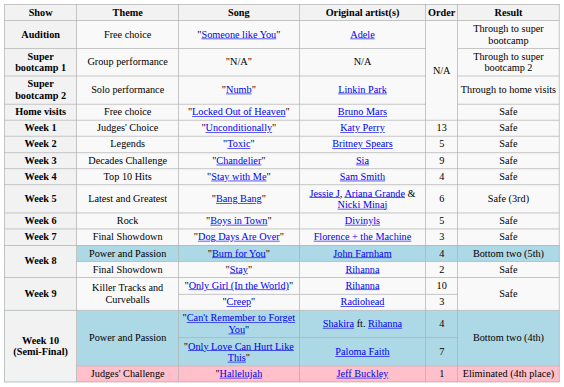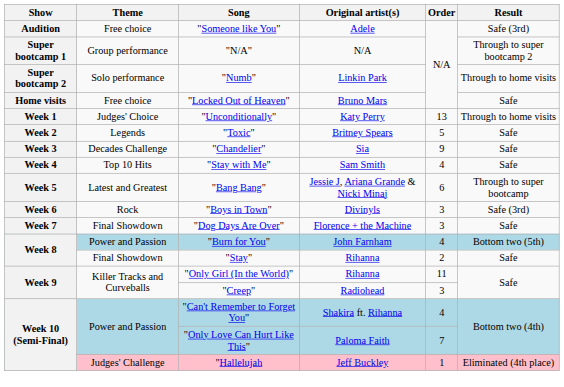(508, 34) Through to super bootcamp -> (508, 28) Safe (3rd)
(508, 128) Safe -> (508, 116) Through to home visits
(508, 199) Safe (3rd) -> (508, 187) Through to super bootcamp
(442, 221) 5 -> (442, 209) 3
(508, 221) Safe -> (508, 209) Safe (3rd)
(442, 286) 10 -> (442, 274) 11
